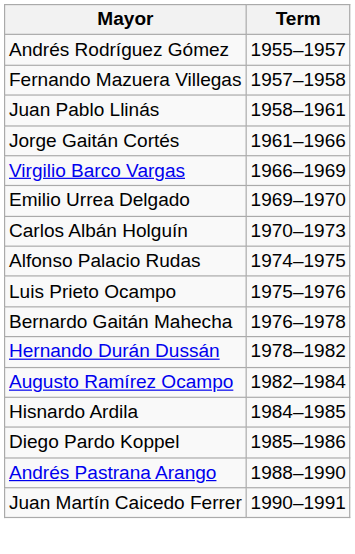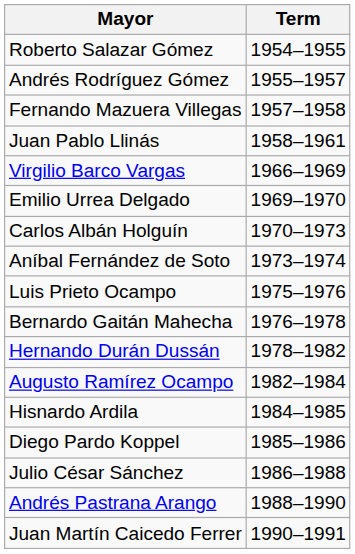+ row: (111, 49)
- row: (94, 140)
+ row: (120, 261)
- row: (105, 261)
+ row: (96, 472)
